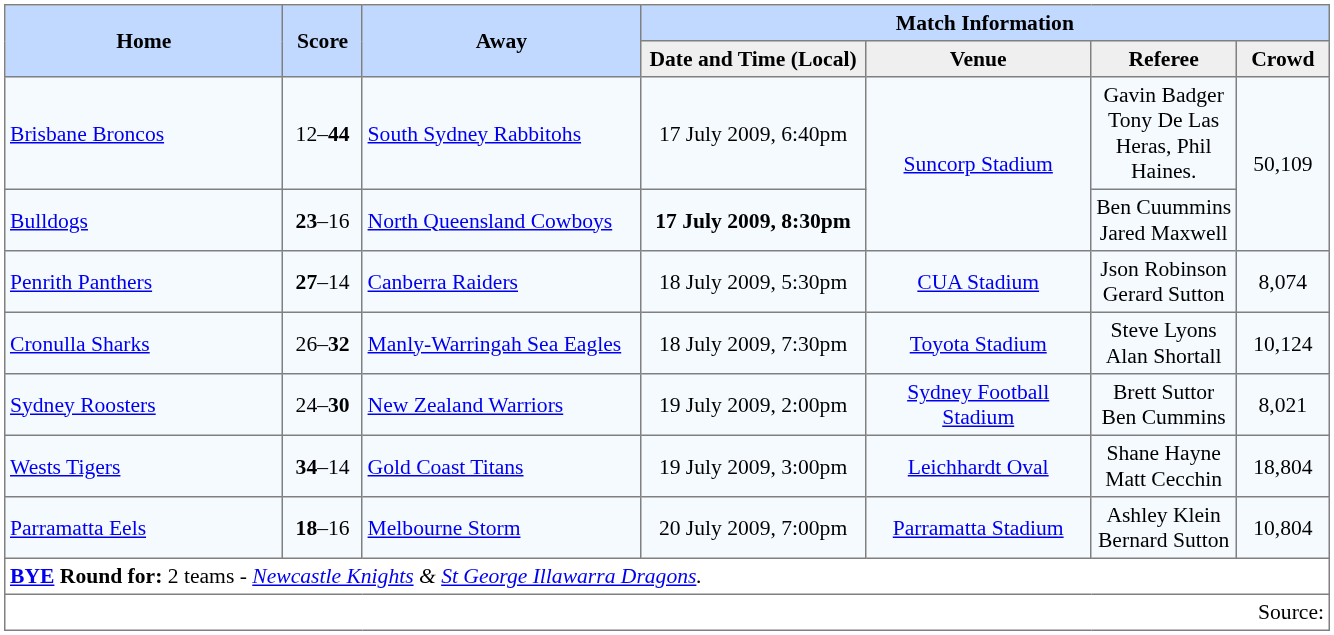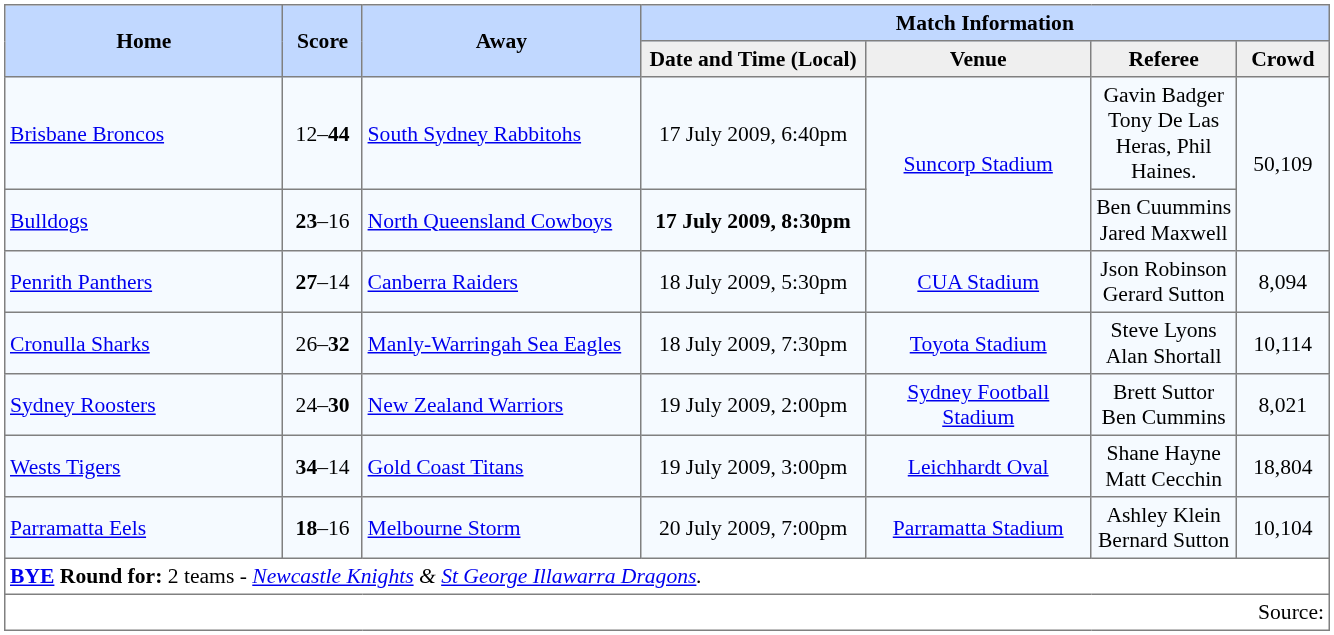(1283, 281) 8,074 -> (1283, 281) 8,094
(1283, 342) 10,124 -> (1283, 342) 10,114
(1283, 527) 10,804 -> (1283, 527) 10,104
